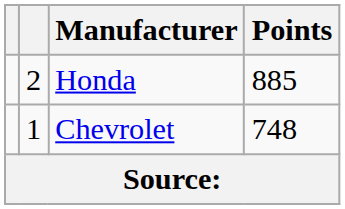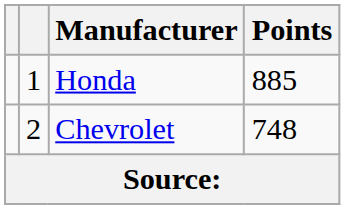(34, 79) 2 -> (34, 79) 1
(34, 129) 1 -> (34, 129) 2
